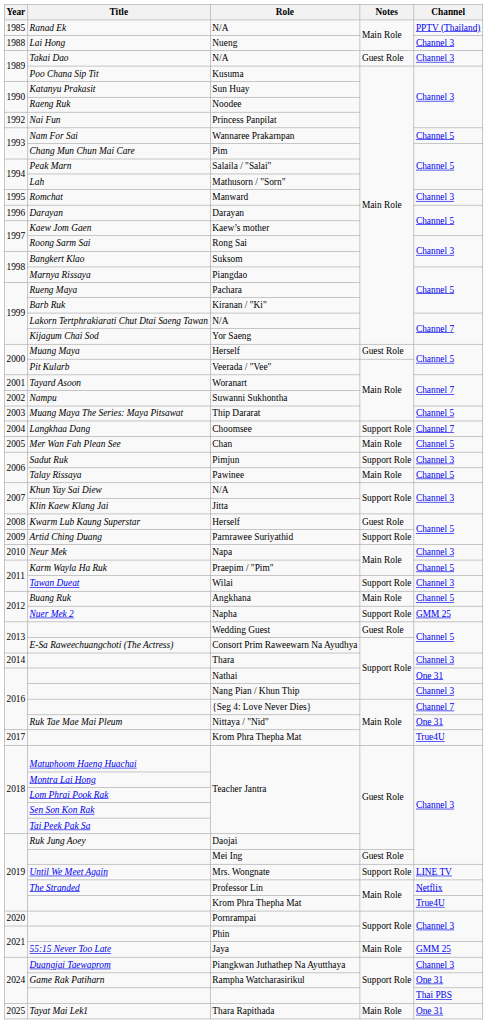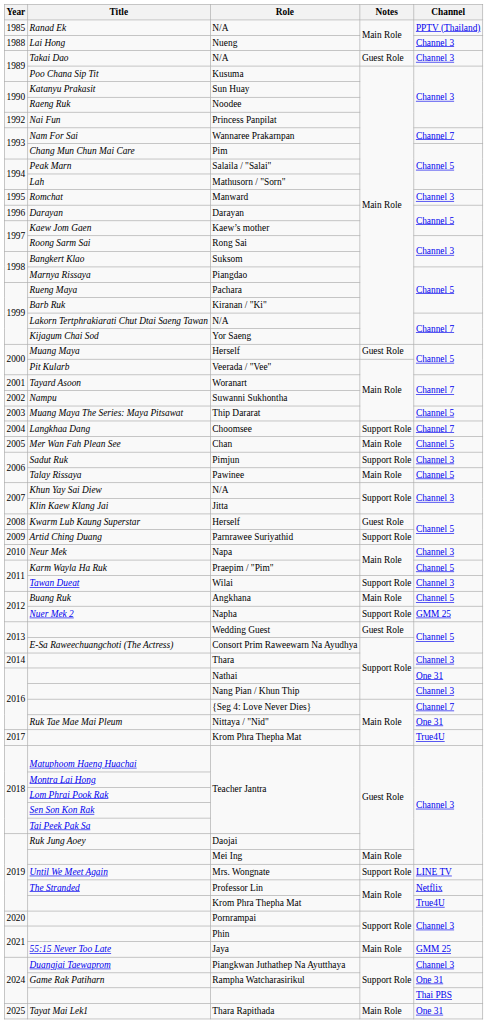(435, 136) Channel 5 -> (435, 136) Channel 7
(383, 857) Guest Role -> (382, 857) Main Role
